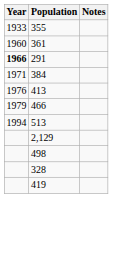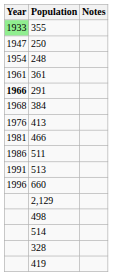(17, 28) no background -> (17, 28) lightgreen background
+ row: (38, 43)
+ row: (38, 59)
(17, 43) 1960 -> (17, 75) 1961
(17, 75) 1971 -> (17, 106) 1968
(17, 106) 1979 -> (17, 138) 1981
+ row: (38, 153)
(17, 122) 1994 -> (17, 169) 1991
+ row: (38, 185)
+ row: (38, 232)
